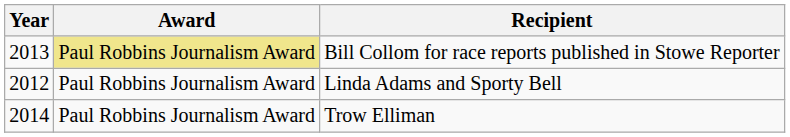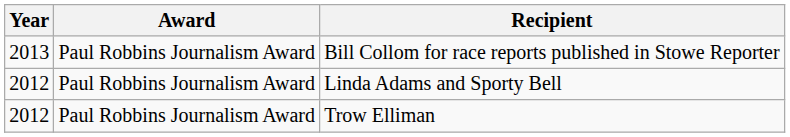(187, 52) khaki background -> (187, 52) no background
(29, 115) 2014 -> (29, 115) 2012
